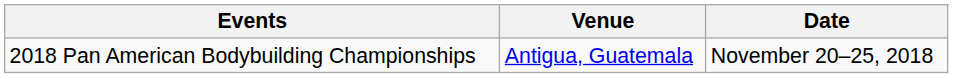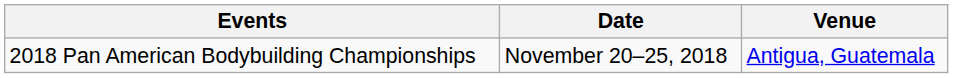columns swapped: (827, 21) <-> (603, 21)
